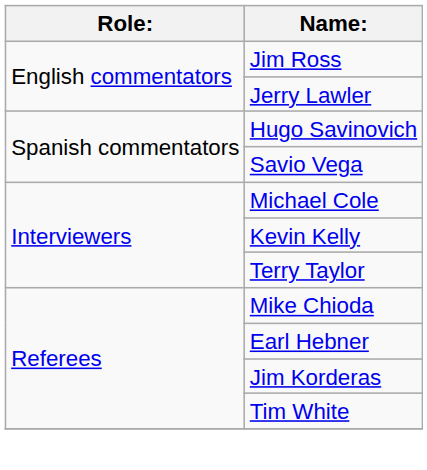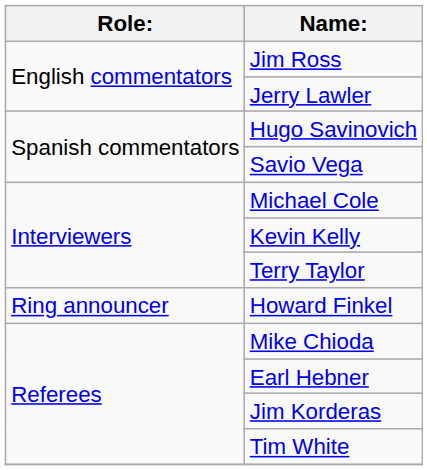+ row: (321, 306)
